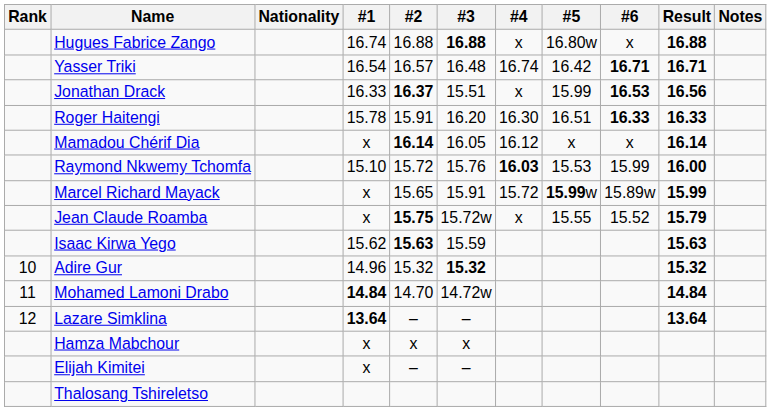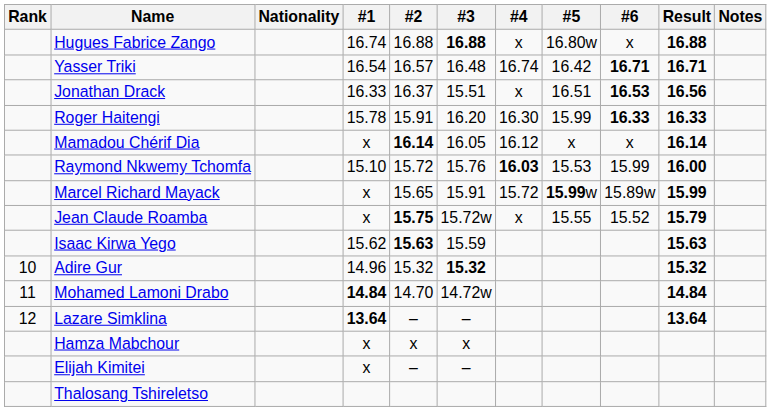(413, 92) bold -> (413, 92) normal
(571, 92) 15.99 -> (571, 92) 16.51
(571, 117) 16.51 -> (571, 117) 15.99
